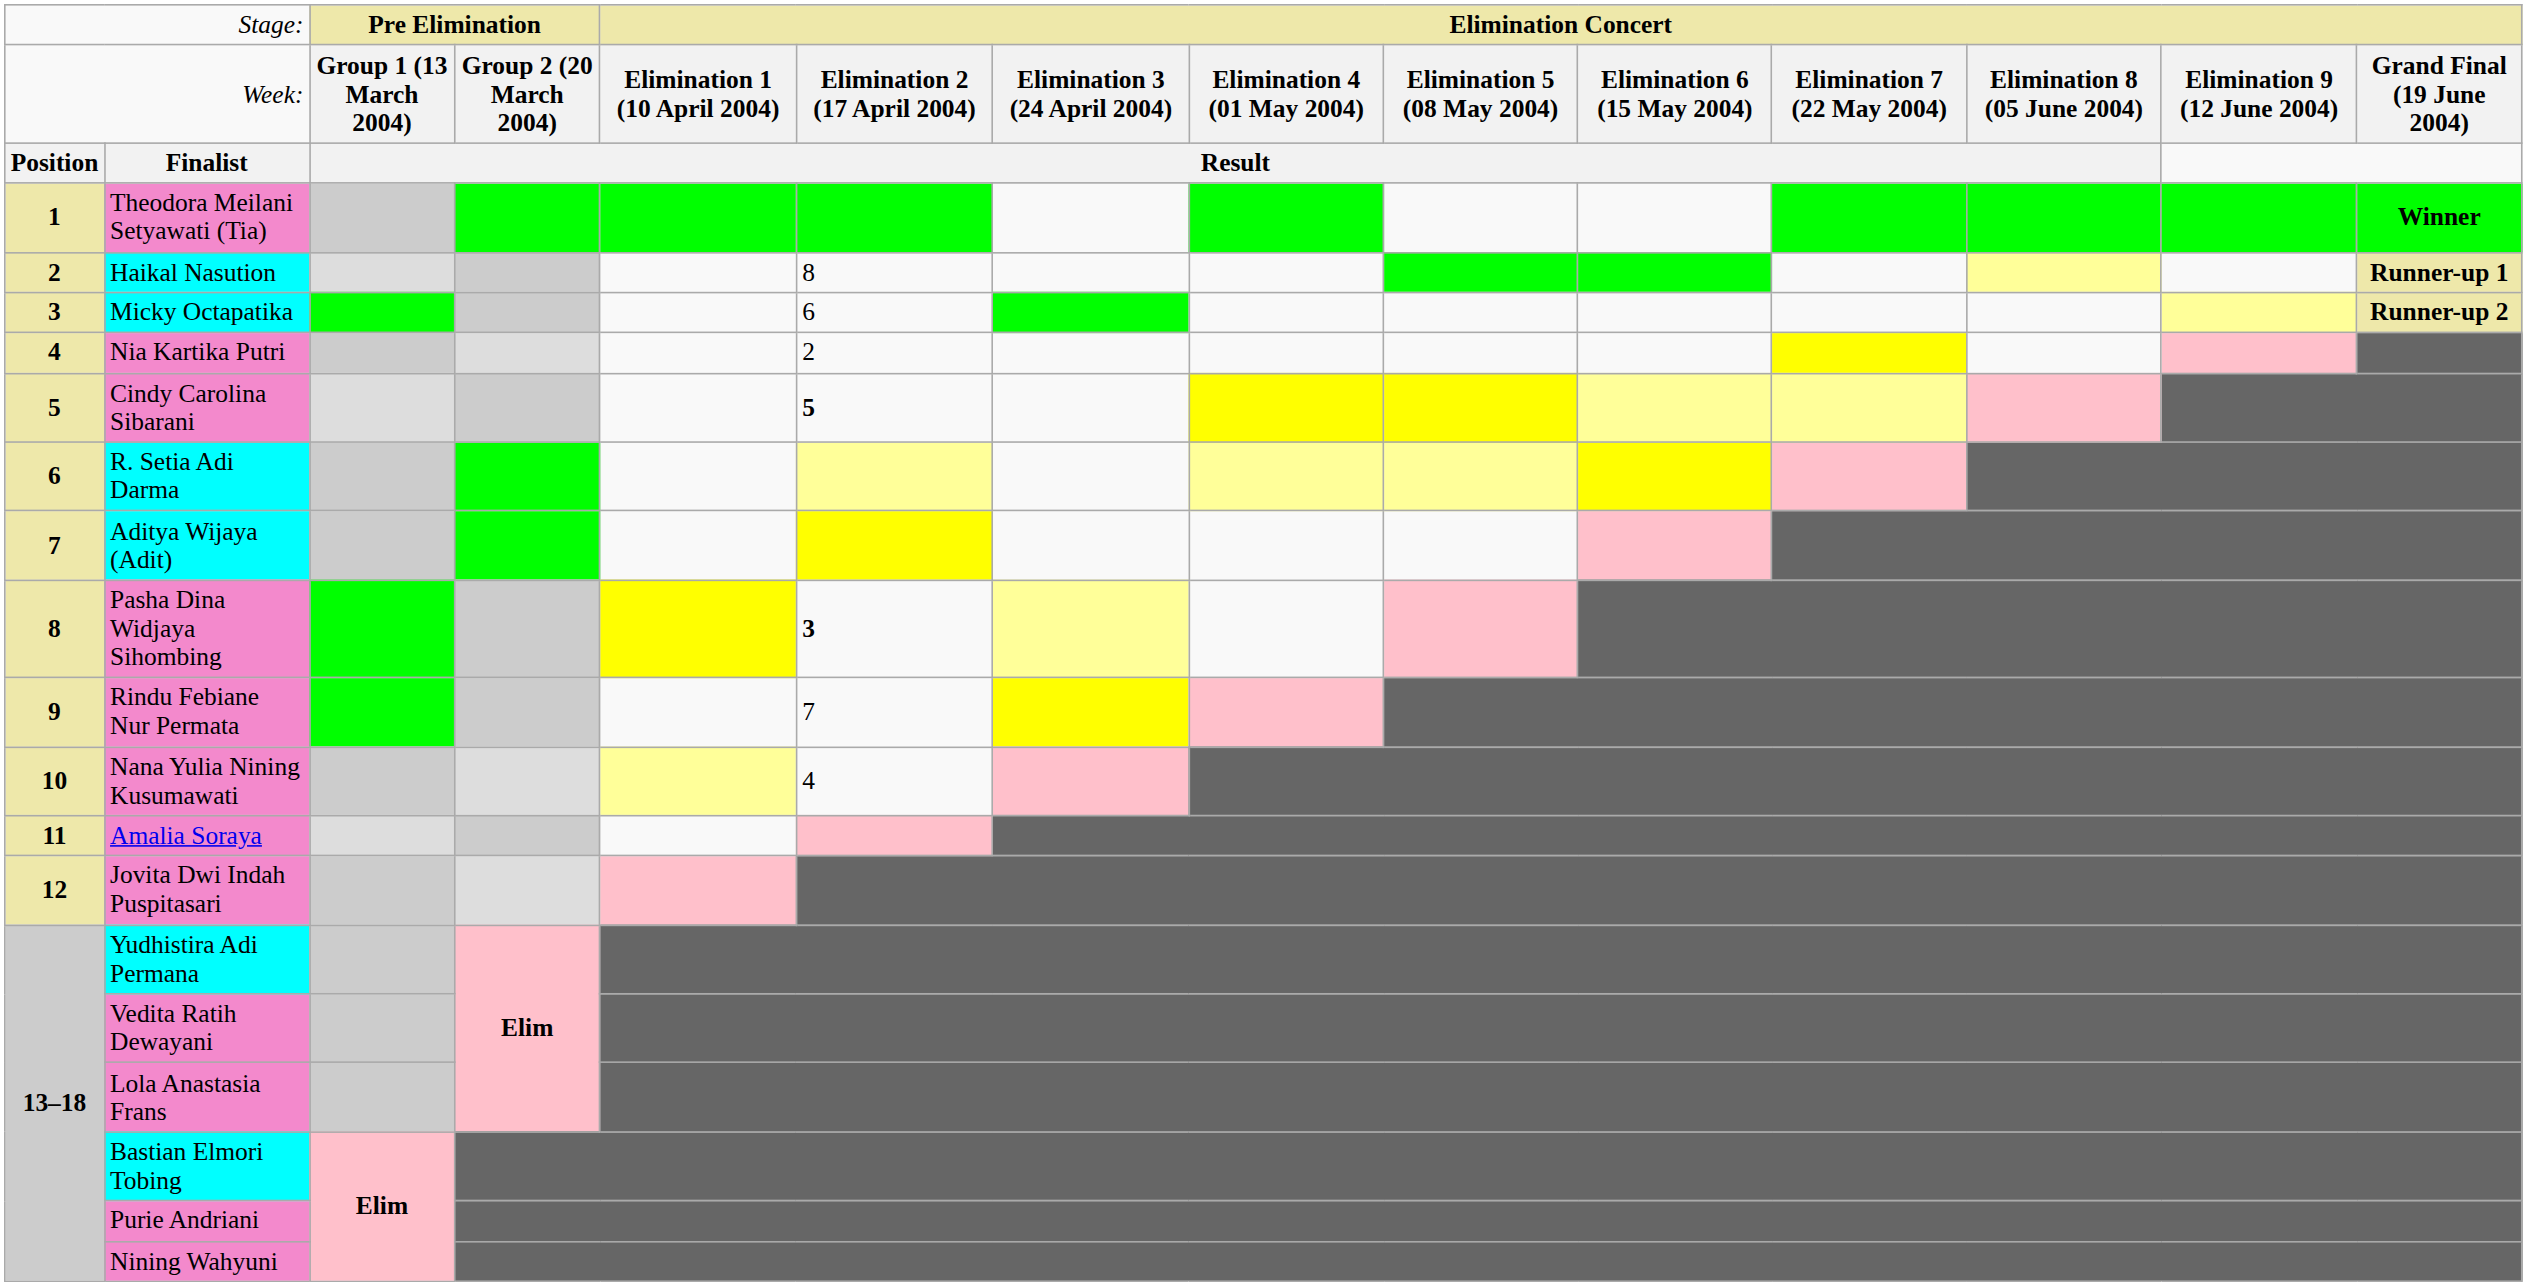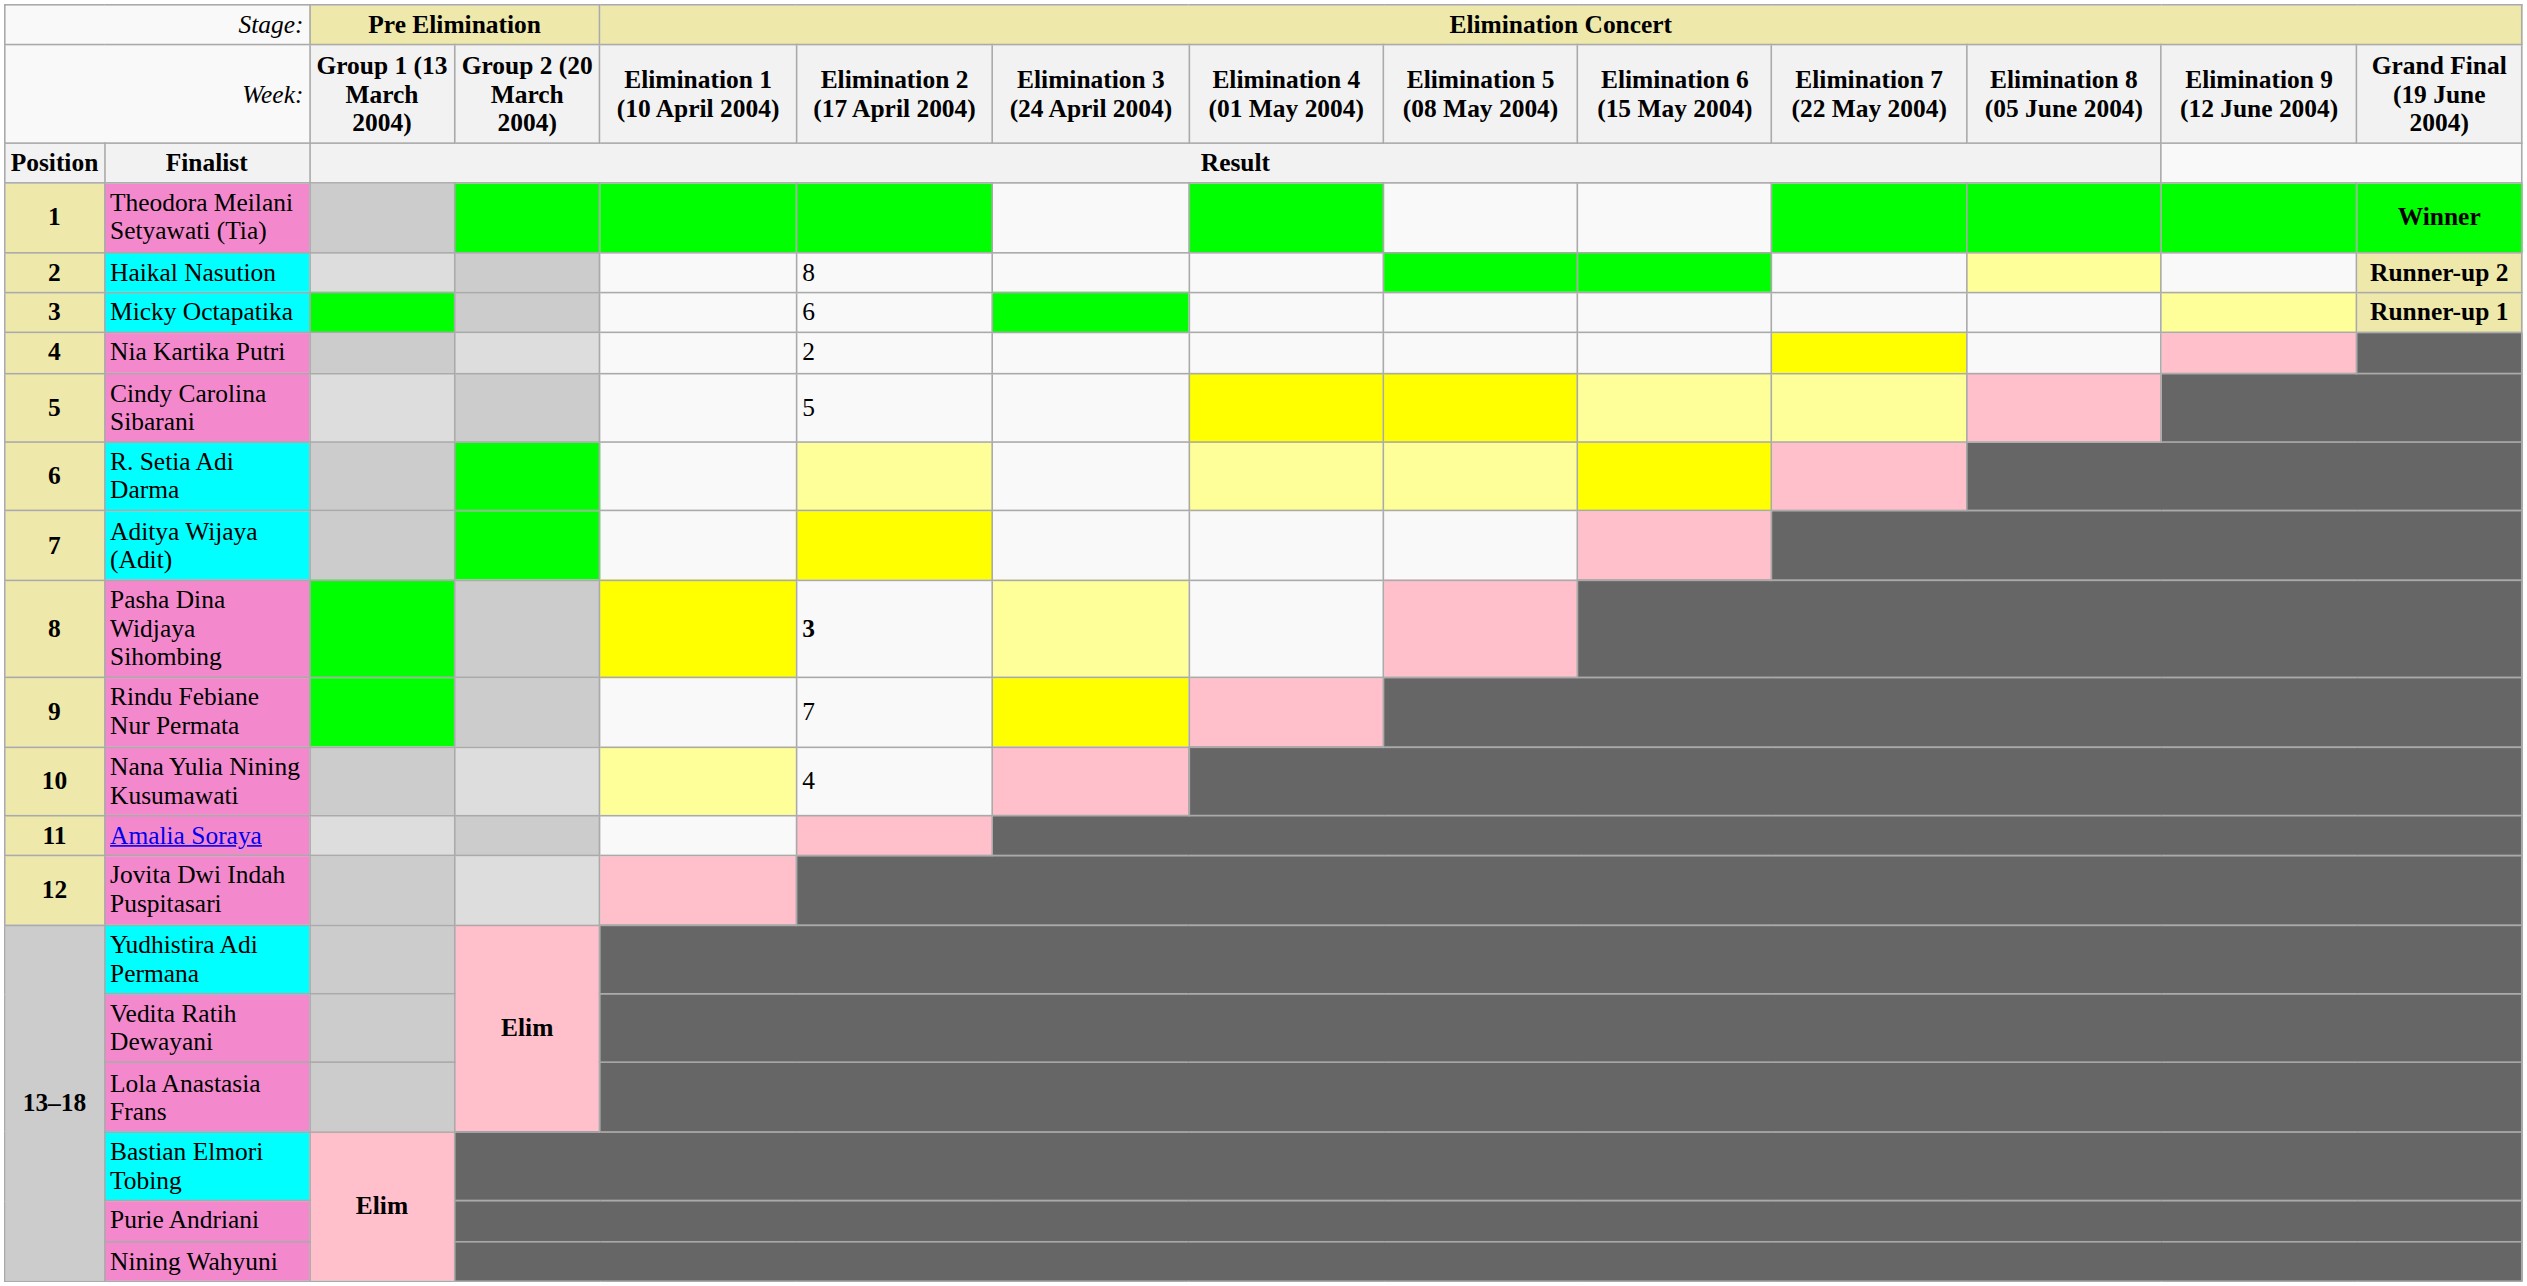(2439, 271) Runner-up 1 -> (2439, 271) Runner-up 2
(2439, 312) Runner-up 2 -> (2439, 312) Runner-up 1
(809, 407) bold -> (809, 407) normal
